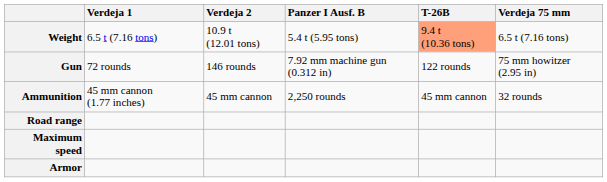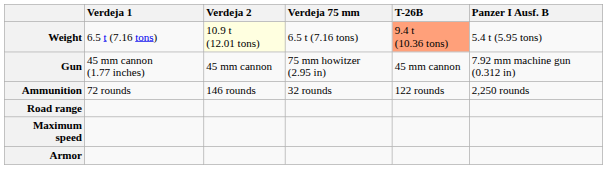columns swapped: (534, 13) <-> (326, 13)
(233, 36) no background -> (233, 36) lightyellow background
(109, 66) 72 rounds -> (120, 66) 45 mm cannon (1.77 inches)
(231, 66) 146 rounds -> (239, 66) 45 mm cannon
(446, 66) 122 rounds -> (428, 66) 45 mm cannon
(120, 96) 45 mm cannon (1.77 inches) -> (109, 90) 72 rounds
(239, 96) 45 mm cannon -> (231, 90) 146 rounds
(454, 96) 45 mm cannon -> (419, 90) 122 rounds
